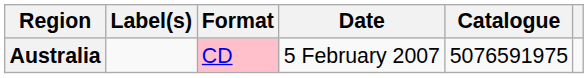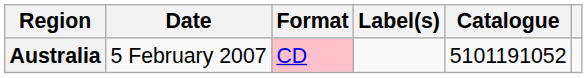columns swapped: (362, 21) <-> (151, 21)
(509, 55) 5076591975 -> (508, 55) 5101191052
